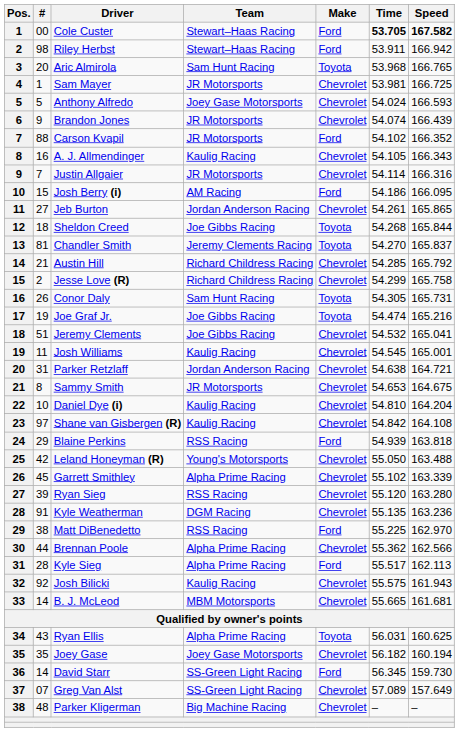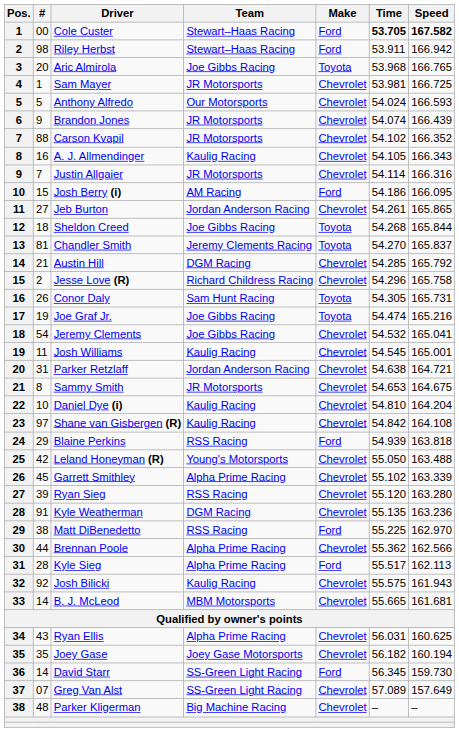(230, 67) Sam Hunt Racing -> (231, 67) Joe Gibbs Racing
(244, 102) Joey Gase Motorsports -> (227, 102) Our Motorsports
(330, 138) Ford -> (342, 138) Chevrolet
(250, 263) Richard Childress Racing -> (219, 263) DGM Racing
(389, 281) 54.299 -> (389, 281) 54.296
(42, 334) 51 -> (42, 334) 54
(335, 637) Toyota -> (342, 637) Chevrolet
